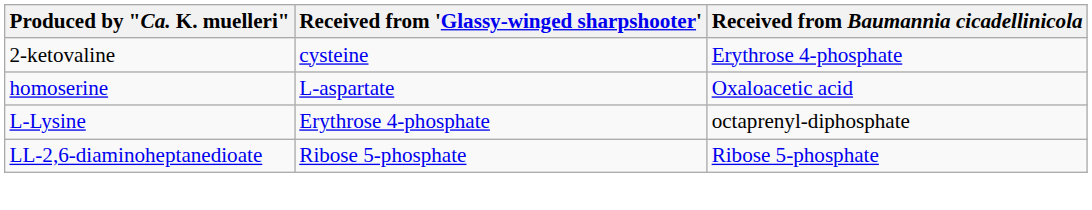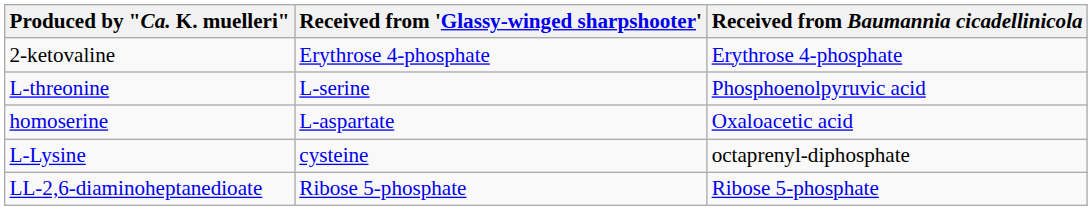(334, 54) cysteine -> (395, 54) Erythrose 4-phosphate
+ row: (59, 88)
(395, 121) Erythrose 4-phosphate -> (334, 155) cysteine
